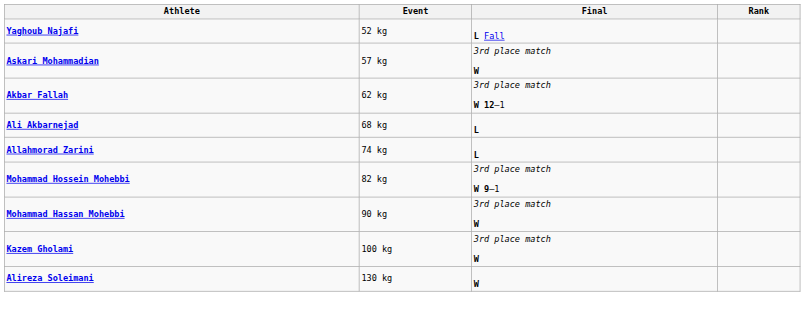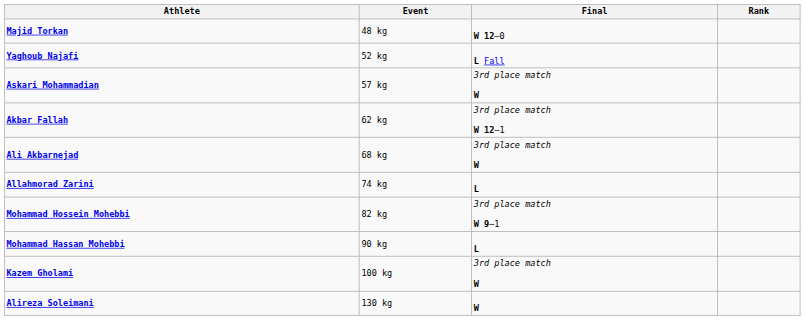+ row: (37, 31)
(476, 130) L -> (512, 155) 3rd place match W
(512, 214) 3rd place match W -> (476, 249) L
